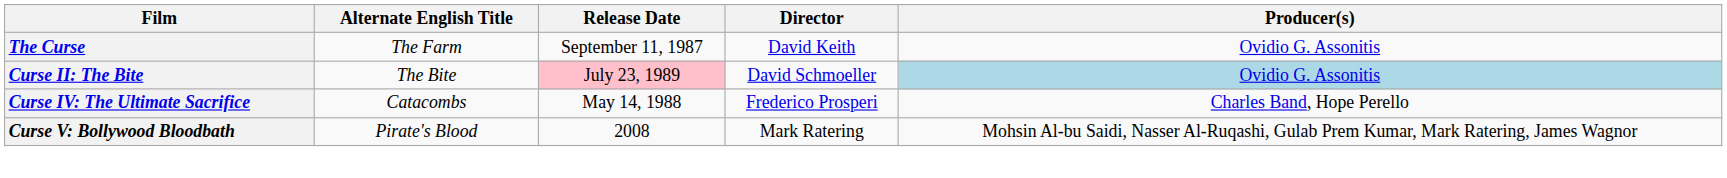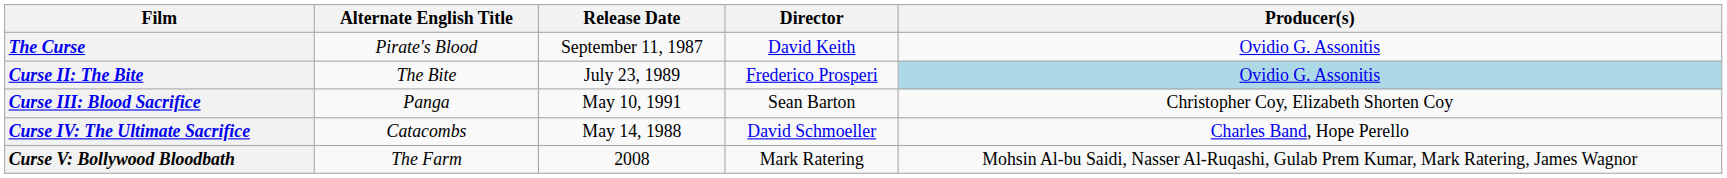(426, 46) The Farm -> (426, 46) Pirate's Blood
(632, 74) pink background -> (632, 74) no background
(812, 74) David Schmoeller -> (812, 74) Frederico Prosperi
+ row: (105, 103)
(812, 103) Frederico Prosperi -> (812, 131) David Schmoeller
(426, 131) Pirate's Blood -> (426, 159) The Farm
